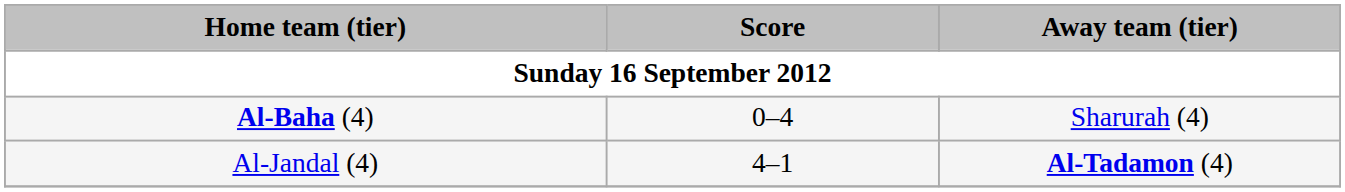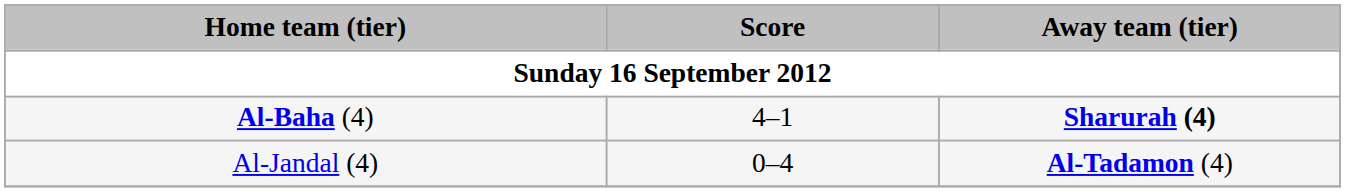(773, 118) 0–4 -> (773, 118) 4–1
(1140, 118) normal -> (1140, 118) bold
(773, 163) 4–1 -> (773, 163) 0–4
